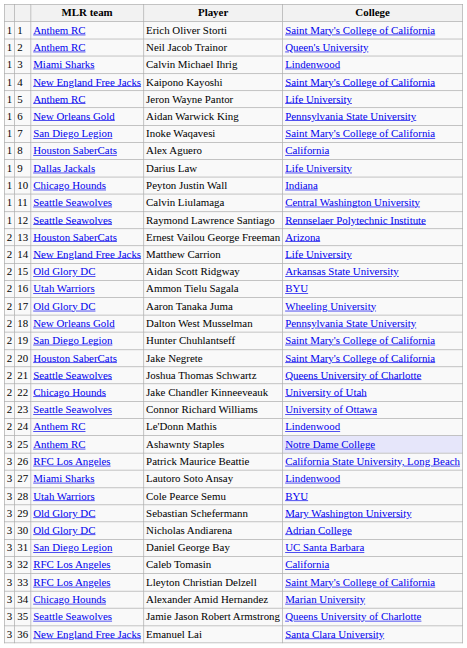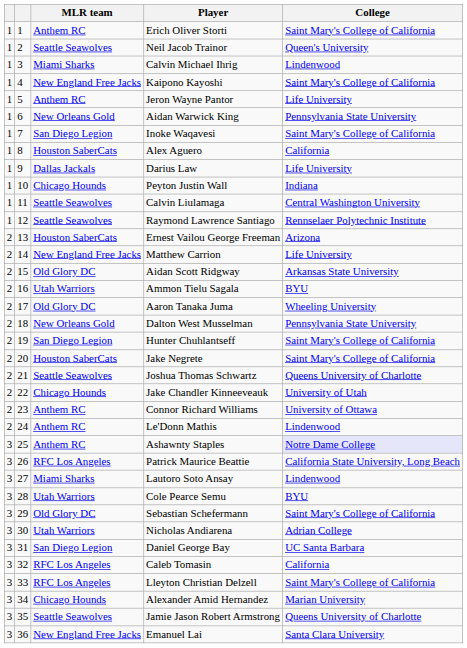(59, 47) Anthem RC -> (73, 47) Seattle Seawolves
(73, 409) Seattle Seawolves -> (59, 409) Anthem RC
(348, 513) Mary Washington University -> (360, 513) Saint Mary's College of California
(64, 530) Old Glory DC -> (64, 530) Utah Warriors
